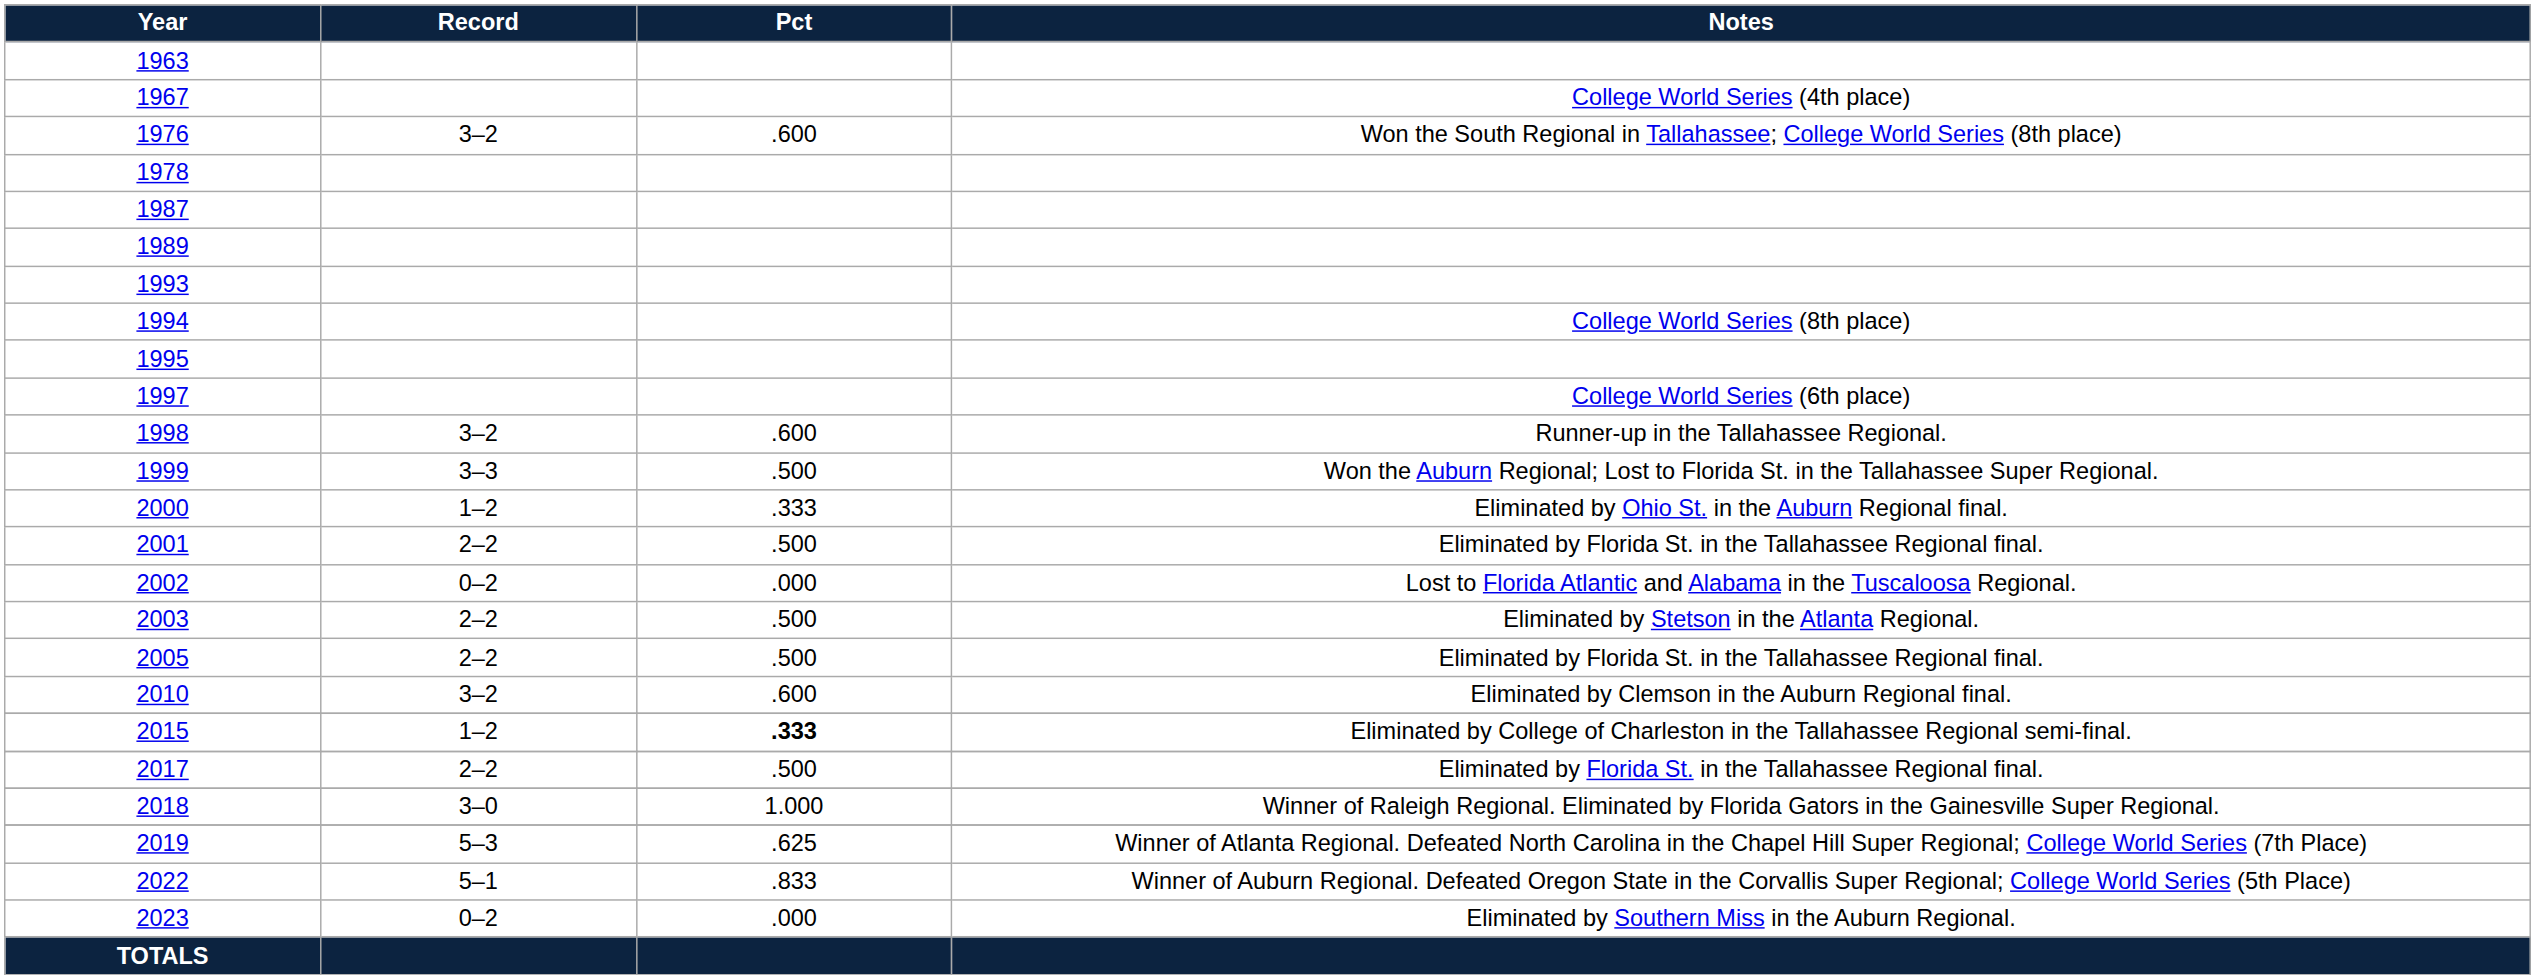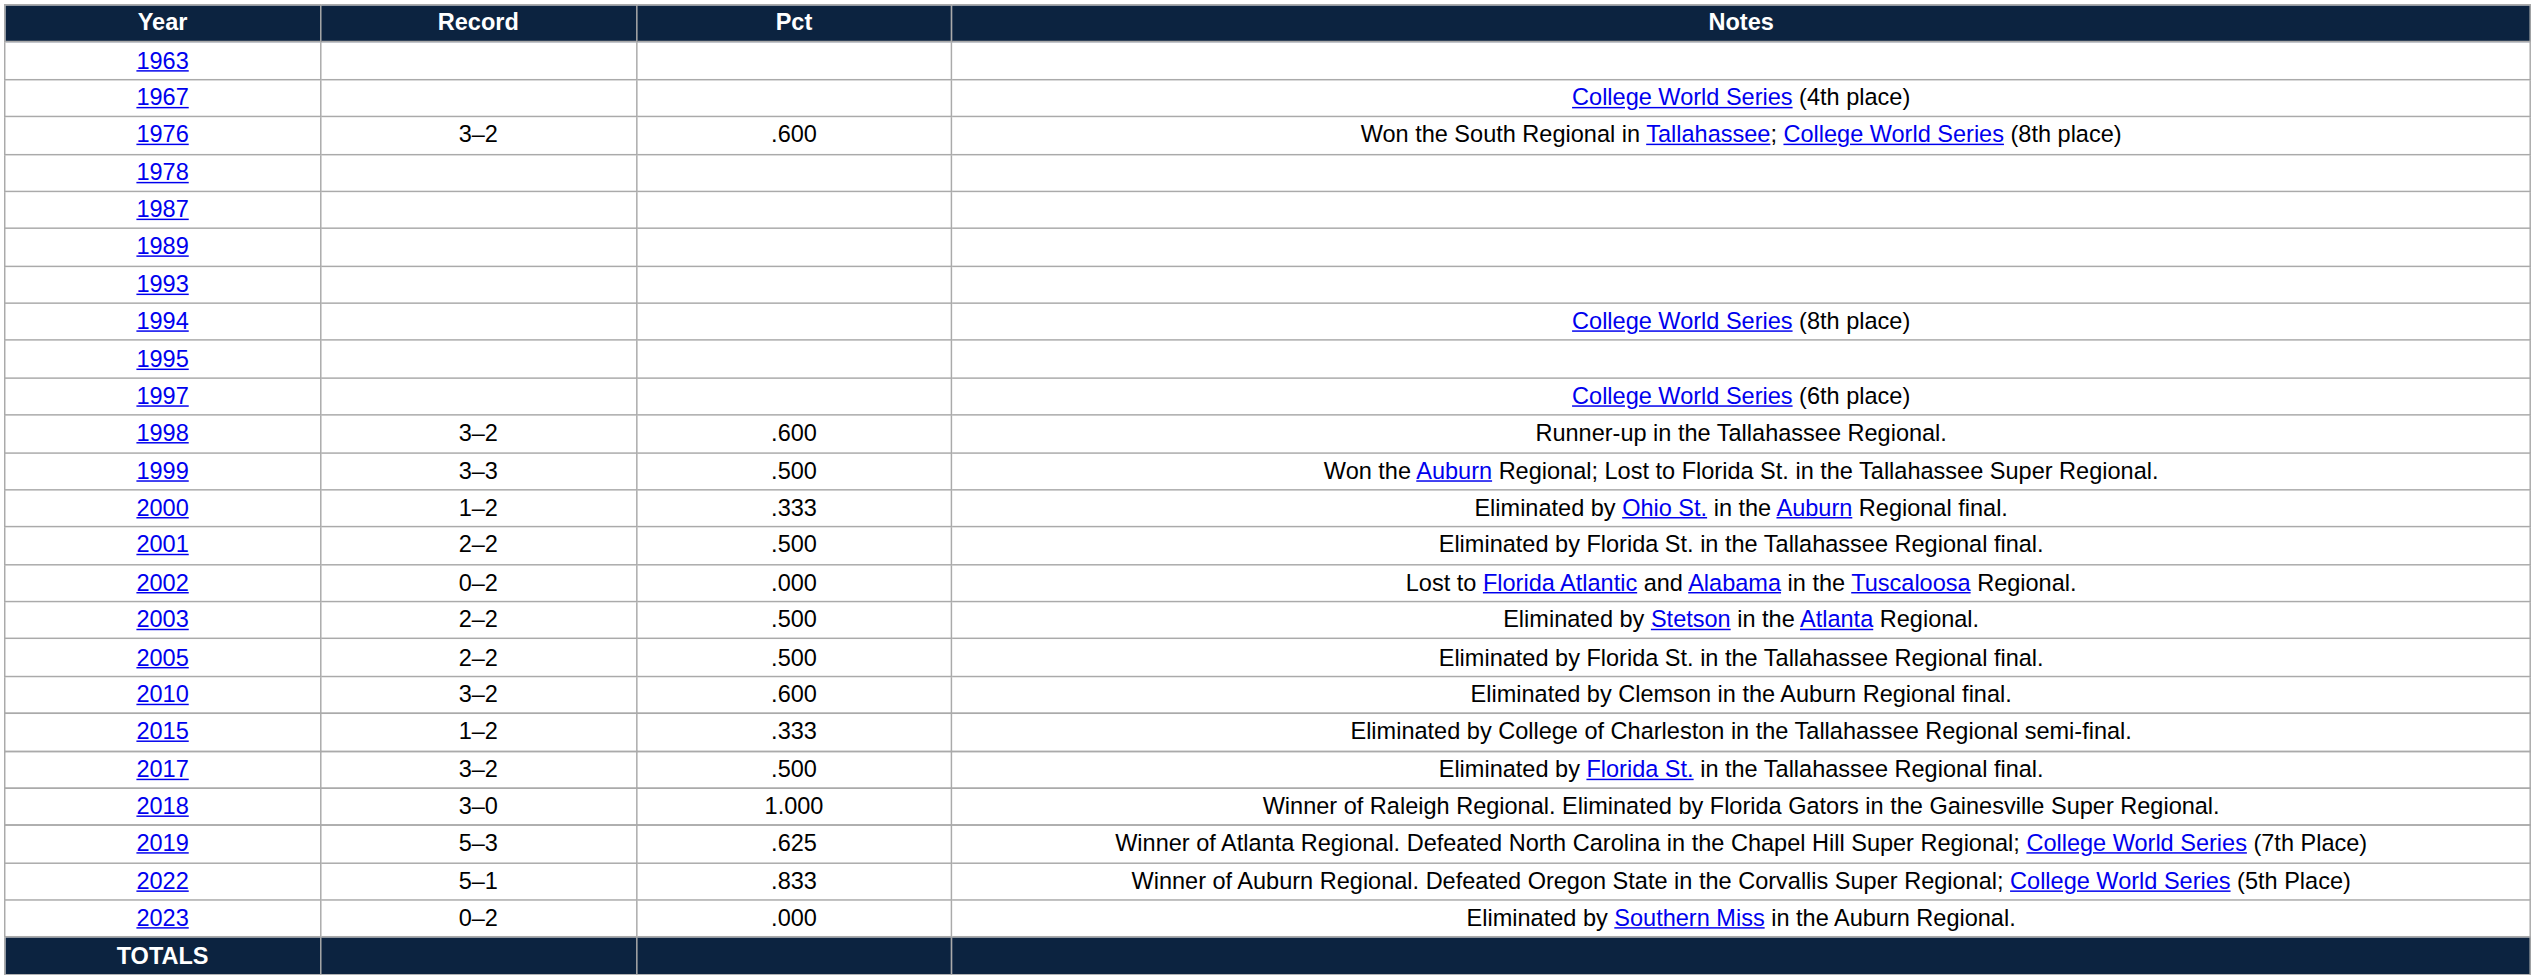(794, 731) bold -> (794, 731) normal
(478, 769) 2–2 -> (478, 769) 3–2
